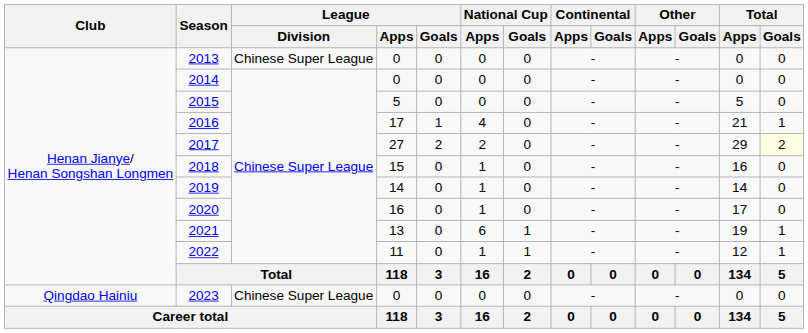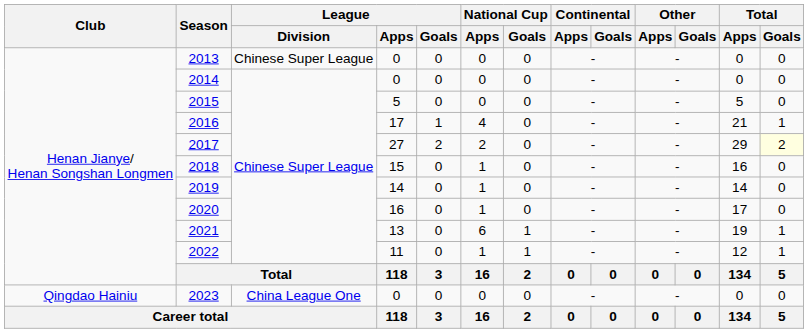(304, 295) Chinese Super League -> (304, 295) China League One
